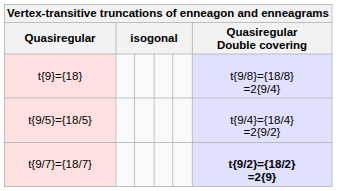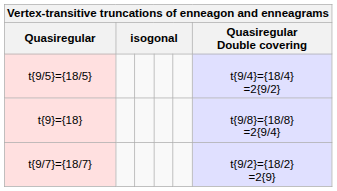rows swapped: (60, 76) <-> (60, 120)
(262, 170) bold -> (262, 170) normal
